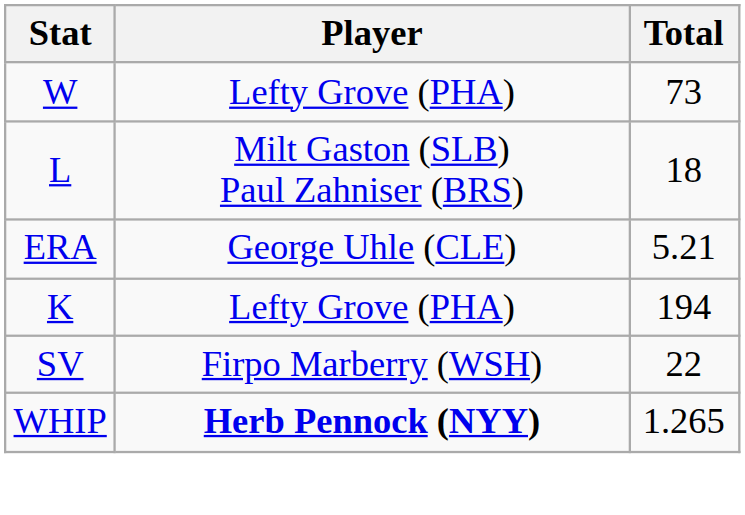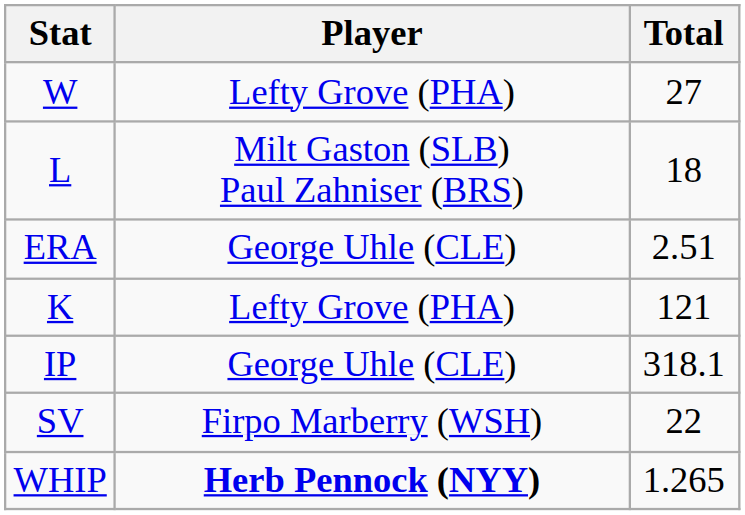(684, 91) 73 -> (684, 91) 27
(684, 248) 5.21 -> (684, 248) 2.51
(684, 305) 194 -> (684, 305) 121
+ row: (60, 363)
